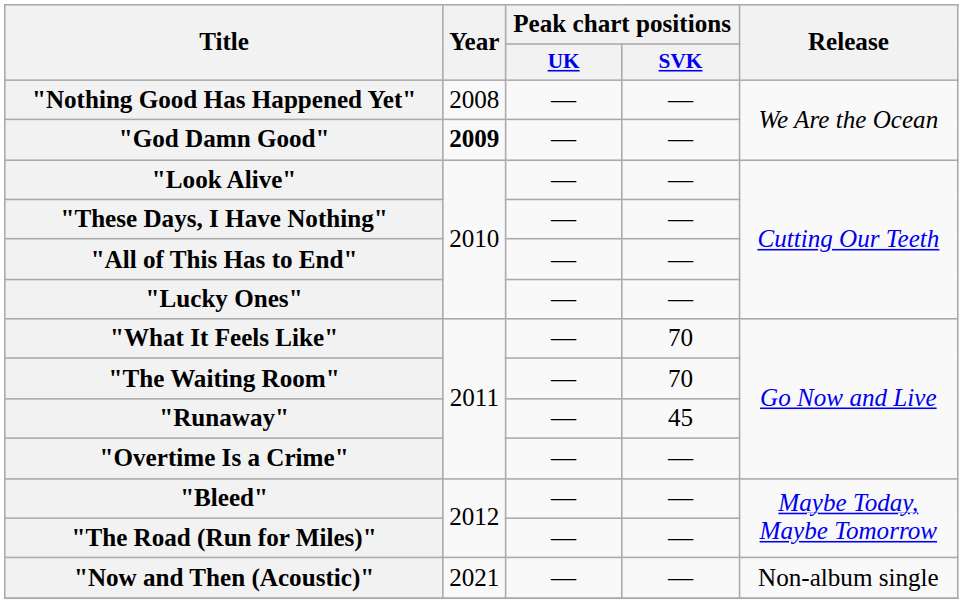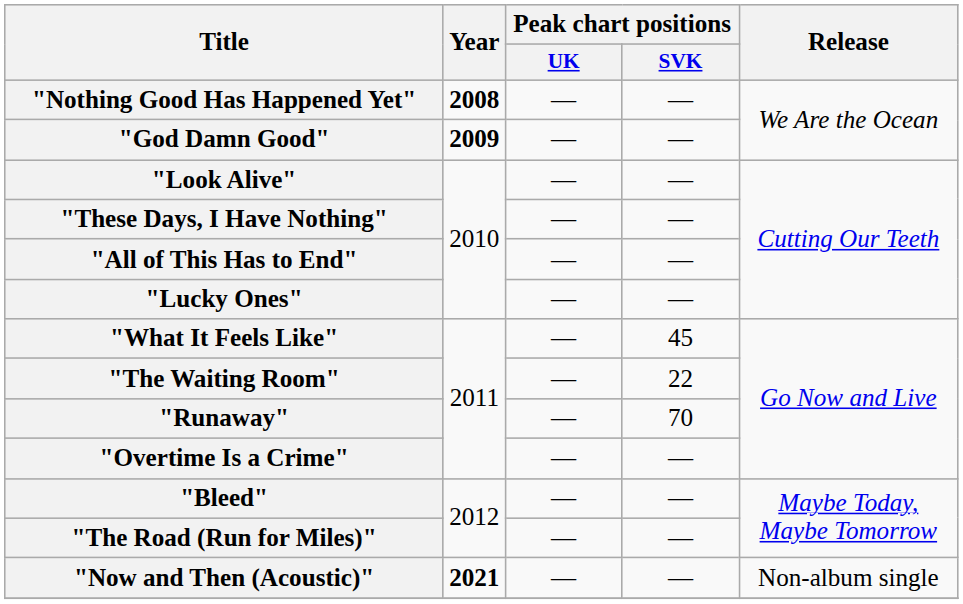(474, 99) normal -> (474, 99) bold
(681, 338) 70 -> (681, 338) 45
(681, 378) 70 -> (681, 378) 22
(681, 418) 45 -> (681, 418) 70
(474, 577) normal -> (474, 577) bold
